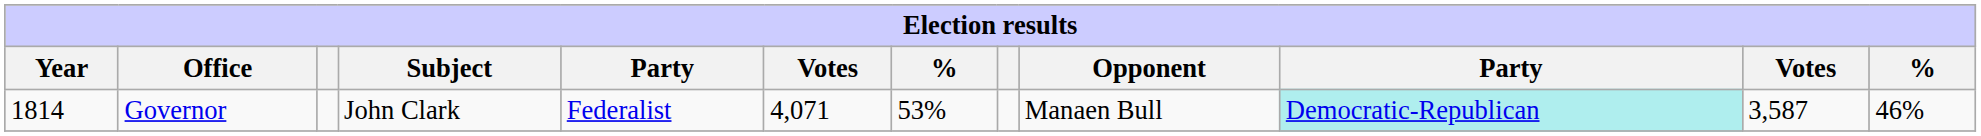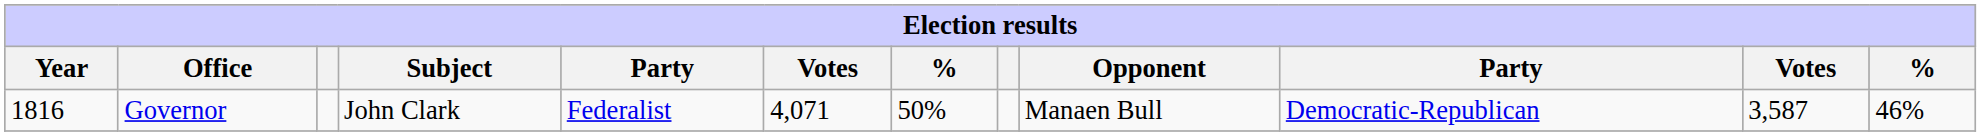(38, 109) 1814 -> (38, 109) 1816
(922, 109) 53% -> (922, 109) 50%
(1413, 109) paleturquoise background -> (1413, 109) no background
